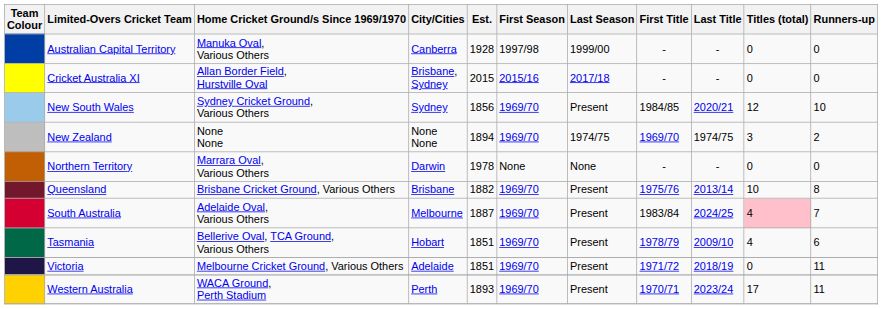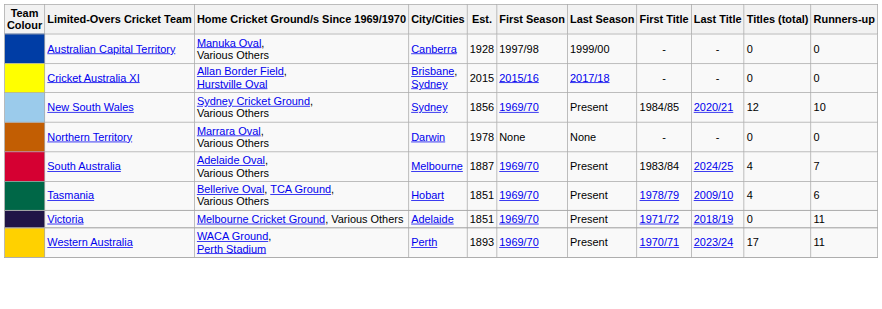- row: (80, 137)
- row: (77, 190)
(750, 213) pink background -> (750, 167) no background
